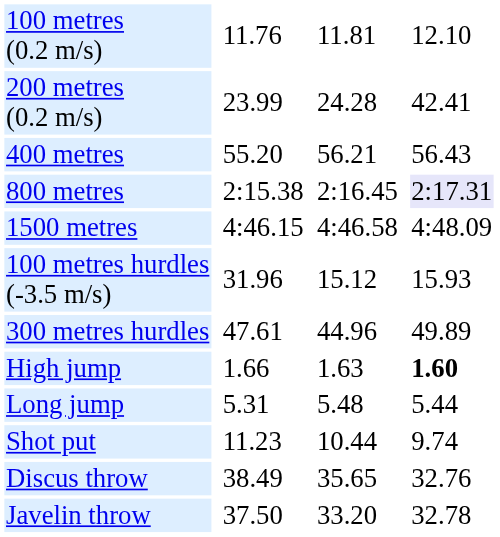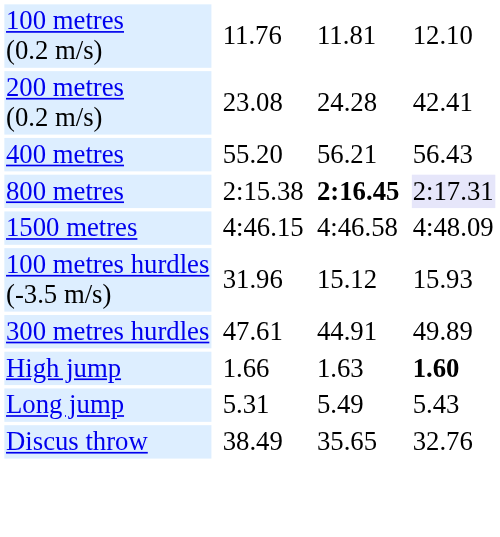(253, 102) 23.99 -> (253, 102) 23.08
(357, 191) normal -> (358, 191) bold
(347, 331) 44.96 -> (347, 331) 44.91
(340, 404) 5.48 -> (340, 404) 5.49
(435, 404) 5.44 -> (436, 404) 5.43
- row: (51, 441)
- row: (78, 515)
